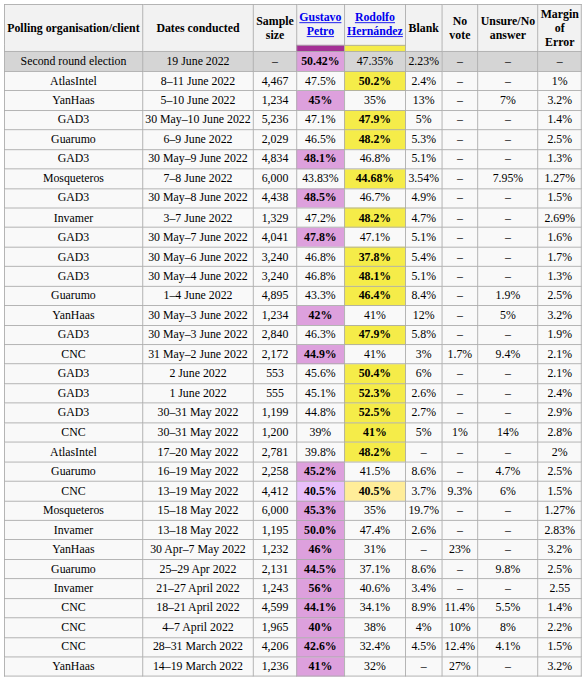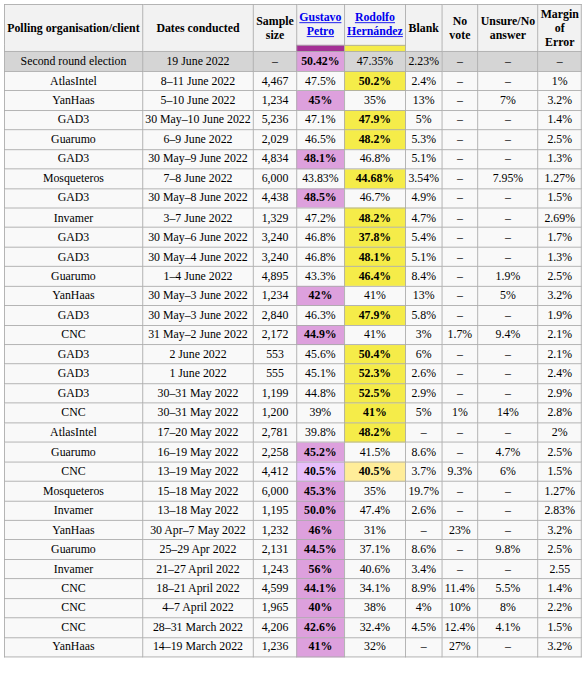- row: (198, 236)
(424, 314) 12% -> (424, 295) 13%
(424, 412) 2.7% -> (424, 393) 2.9%
